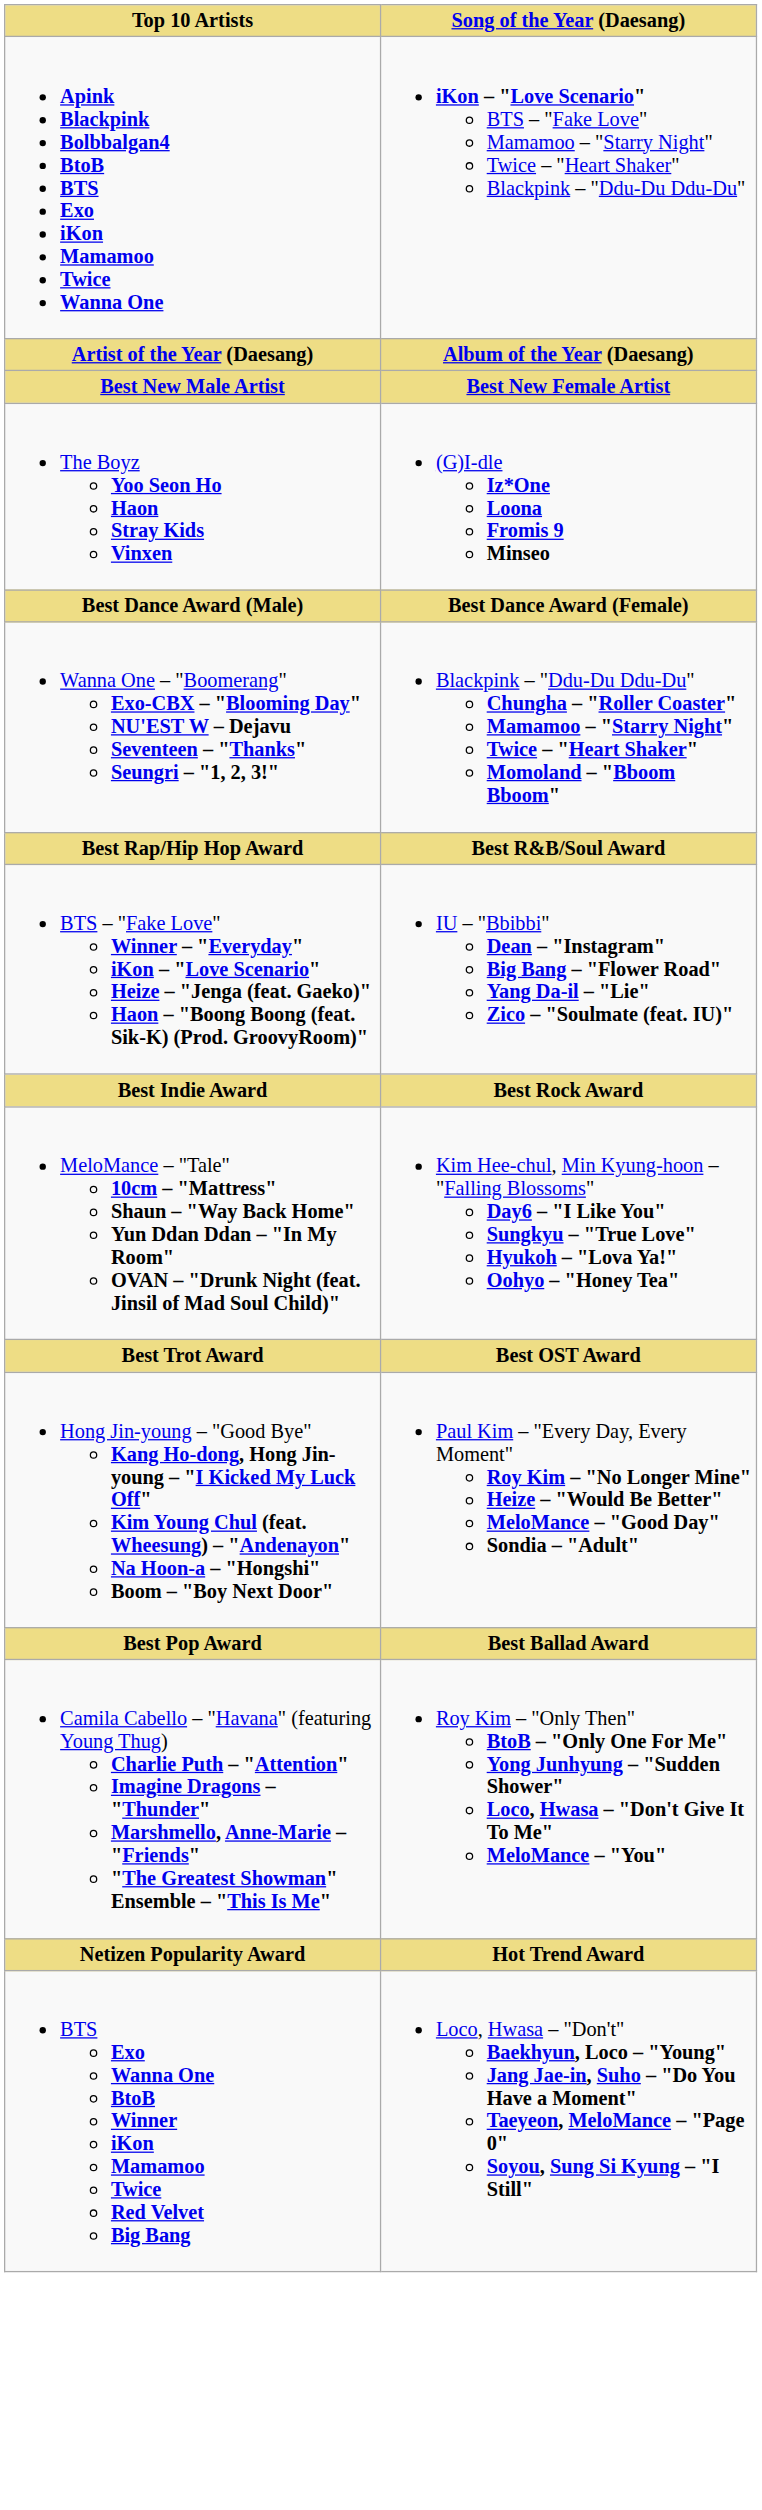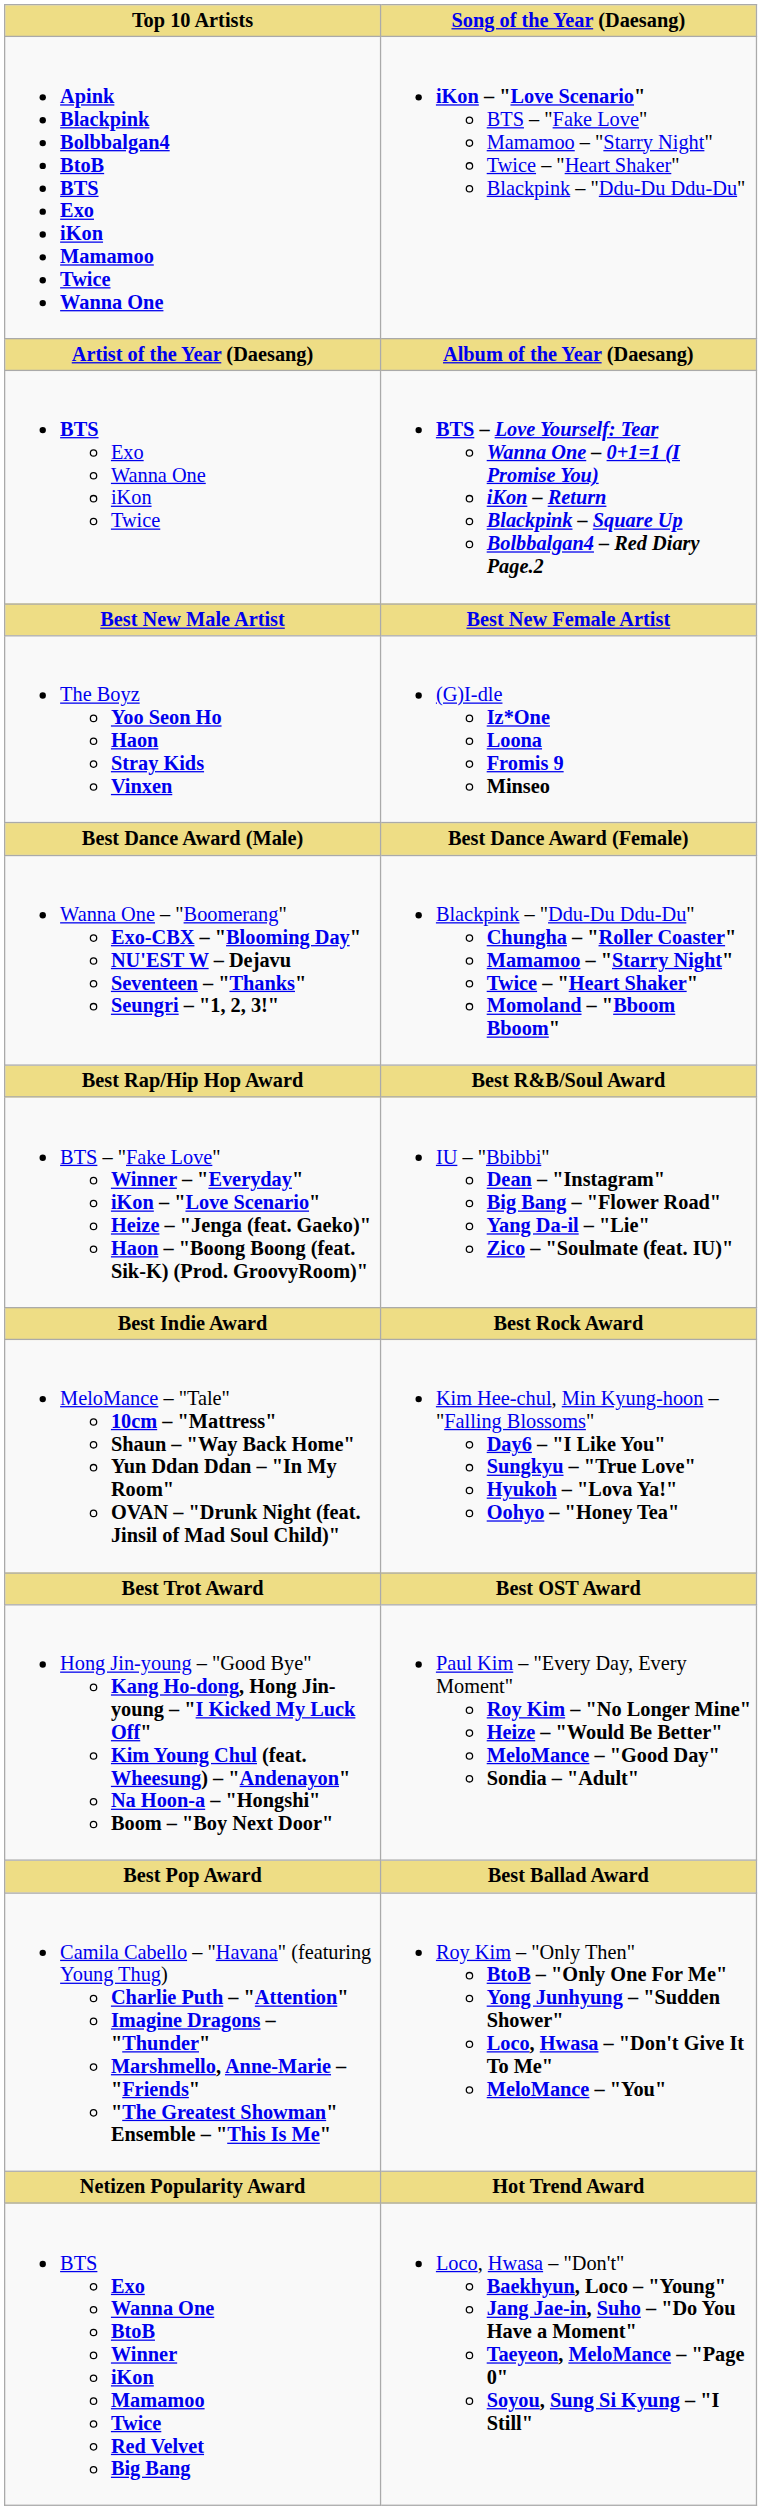+ row: (193, 476)
